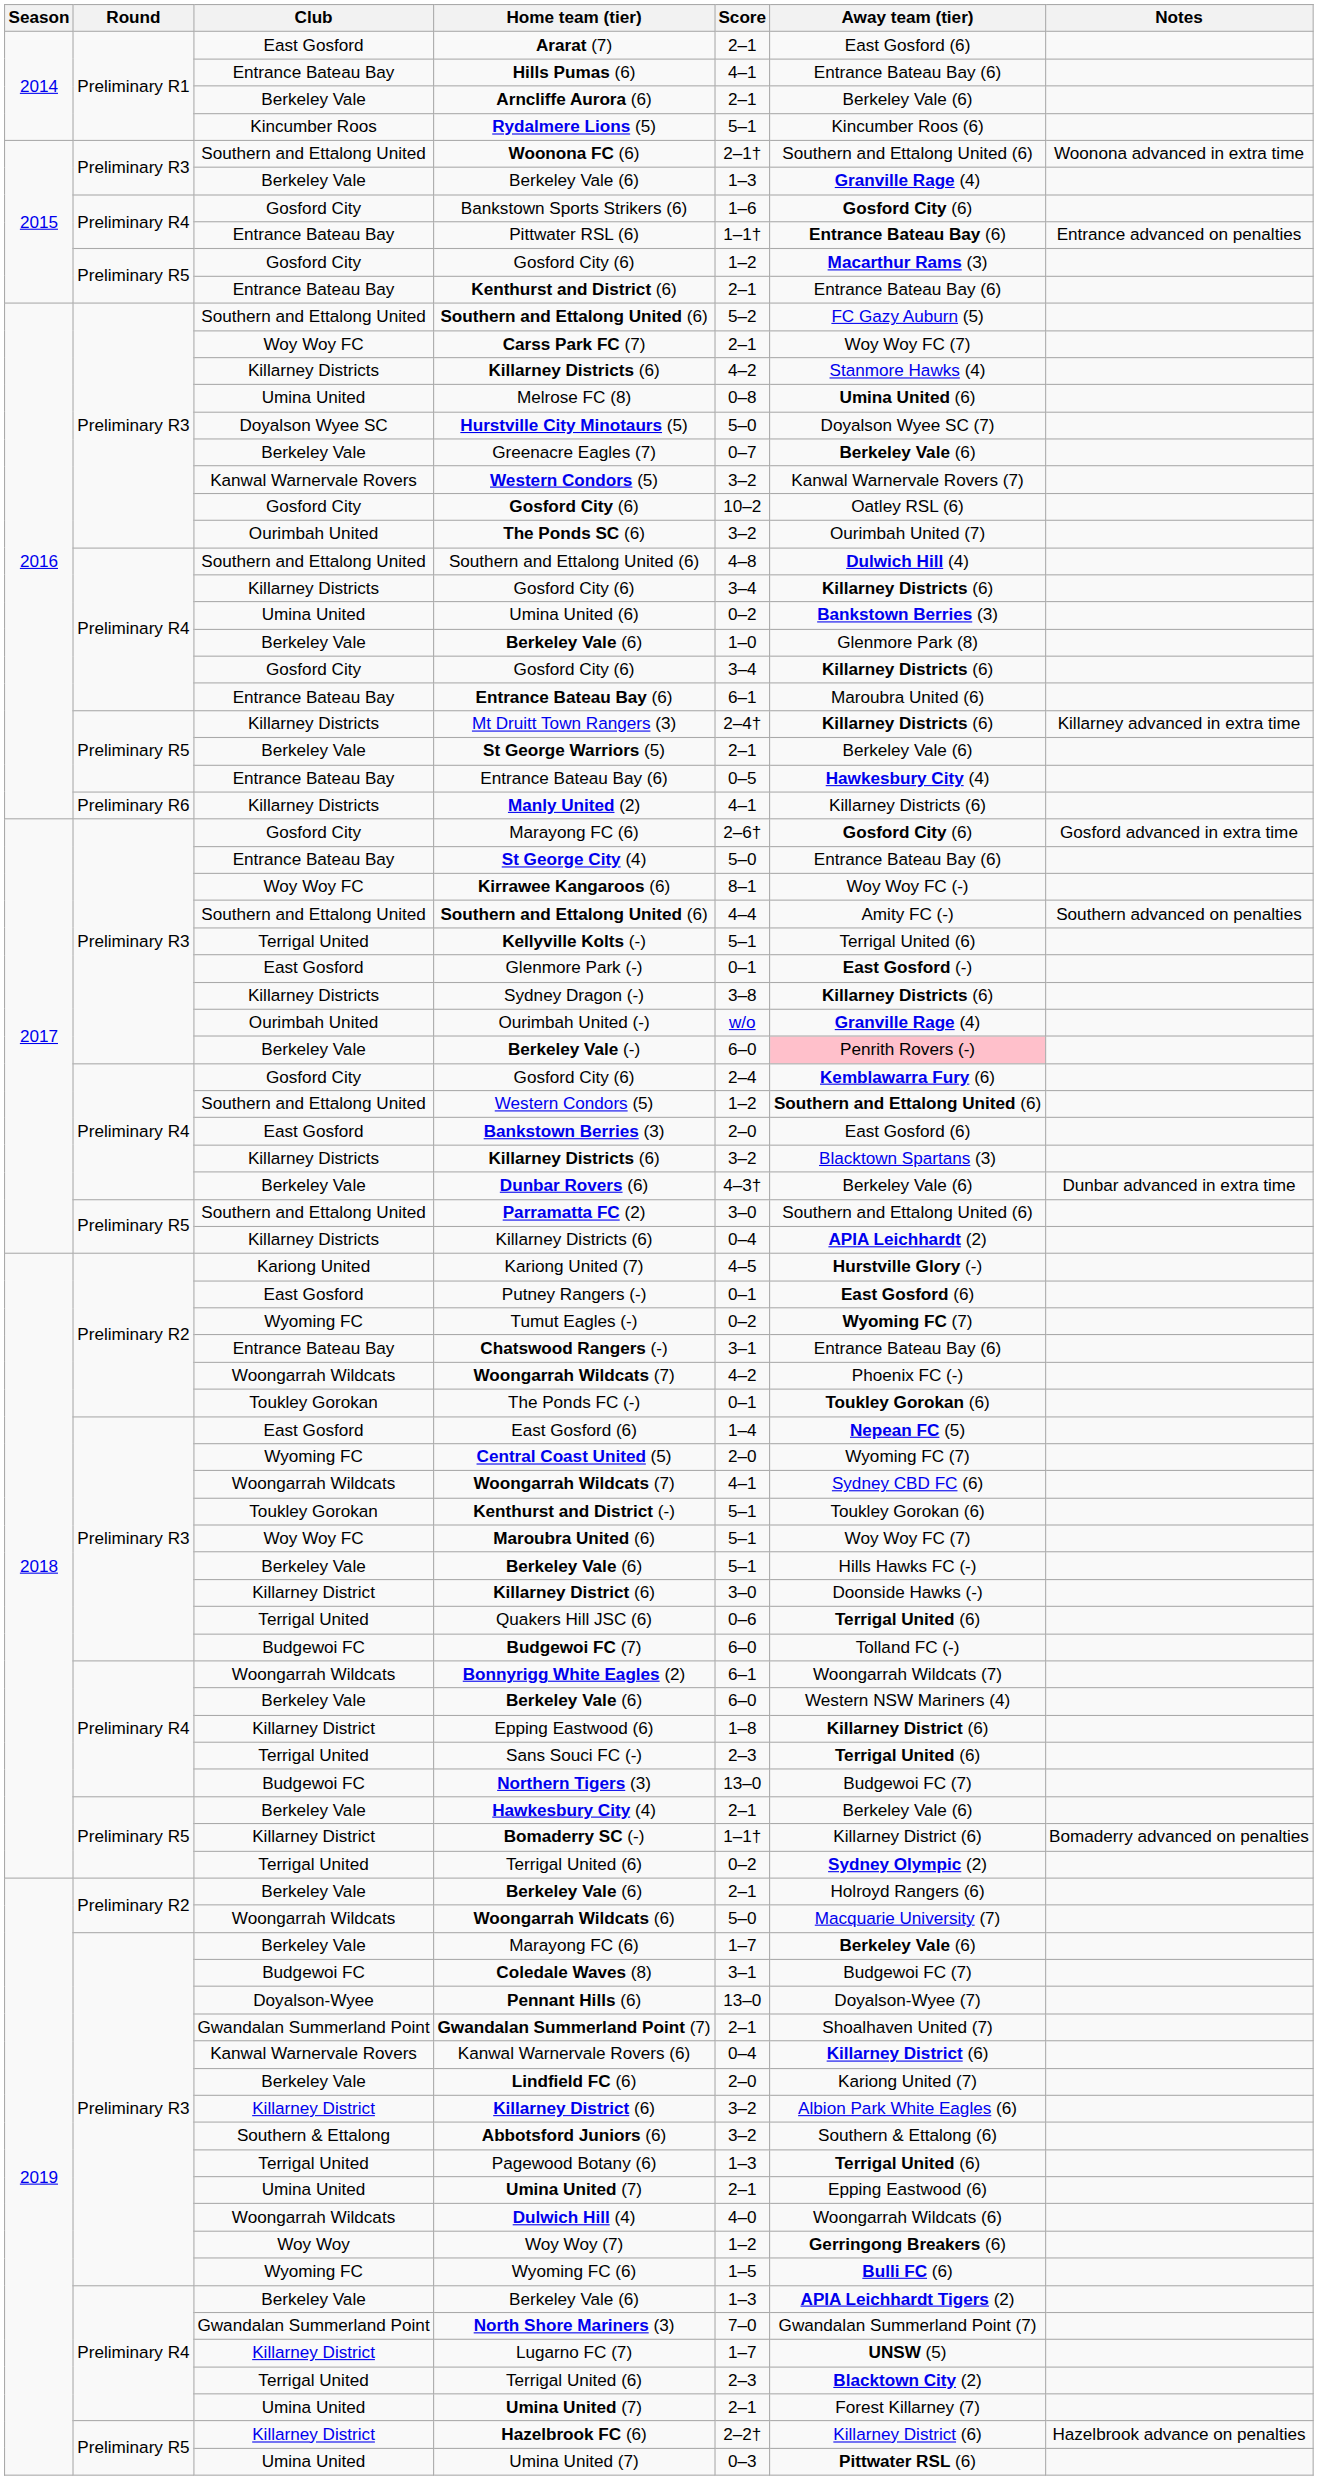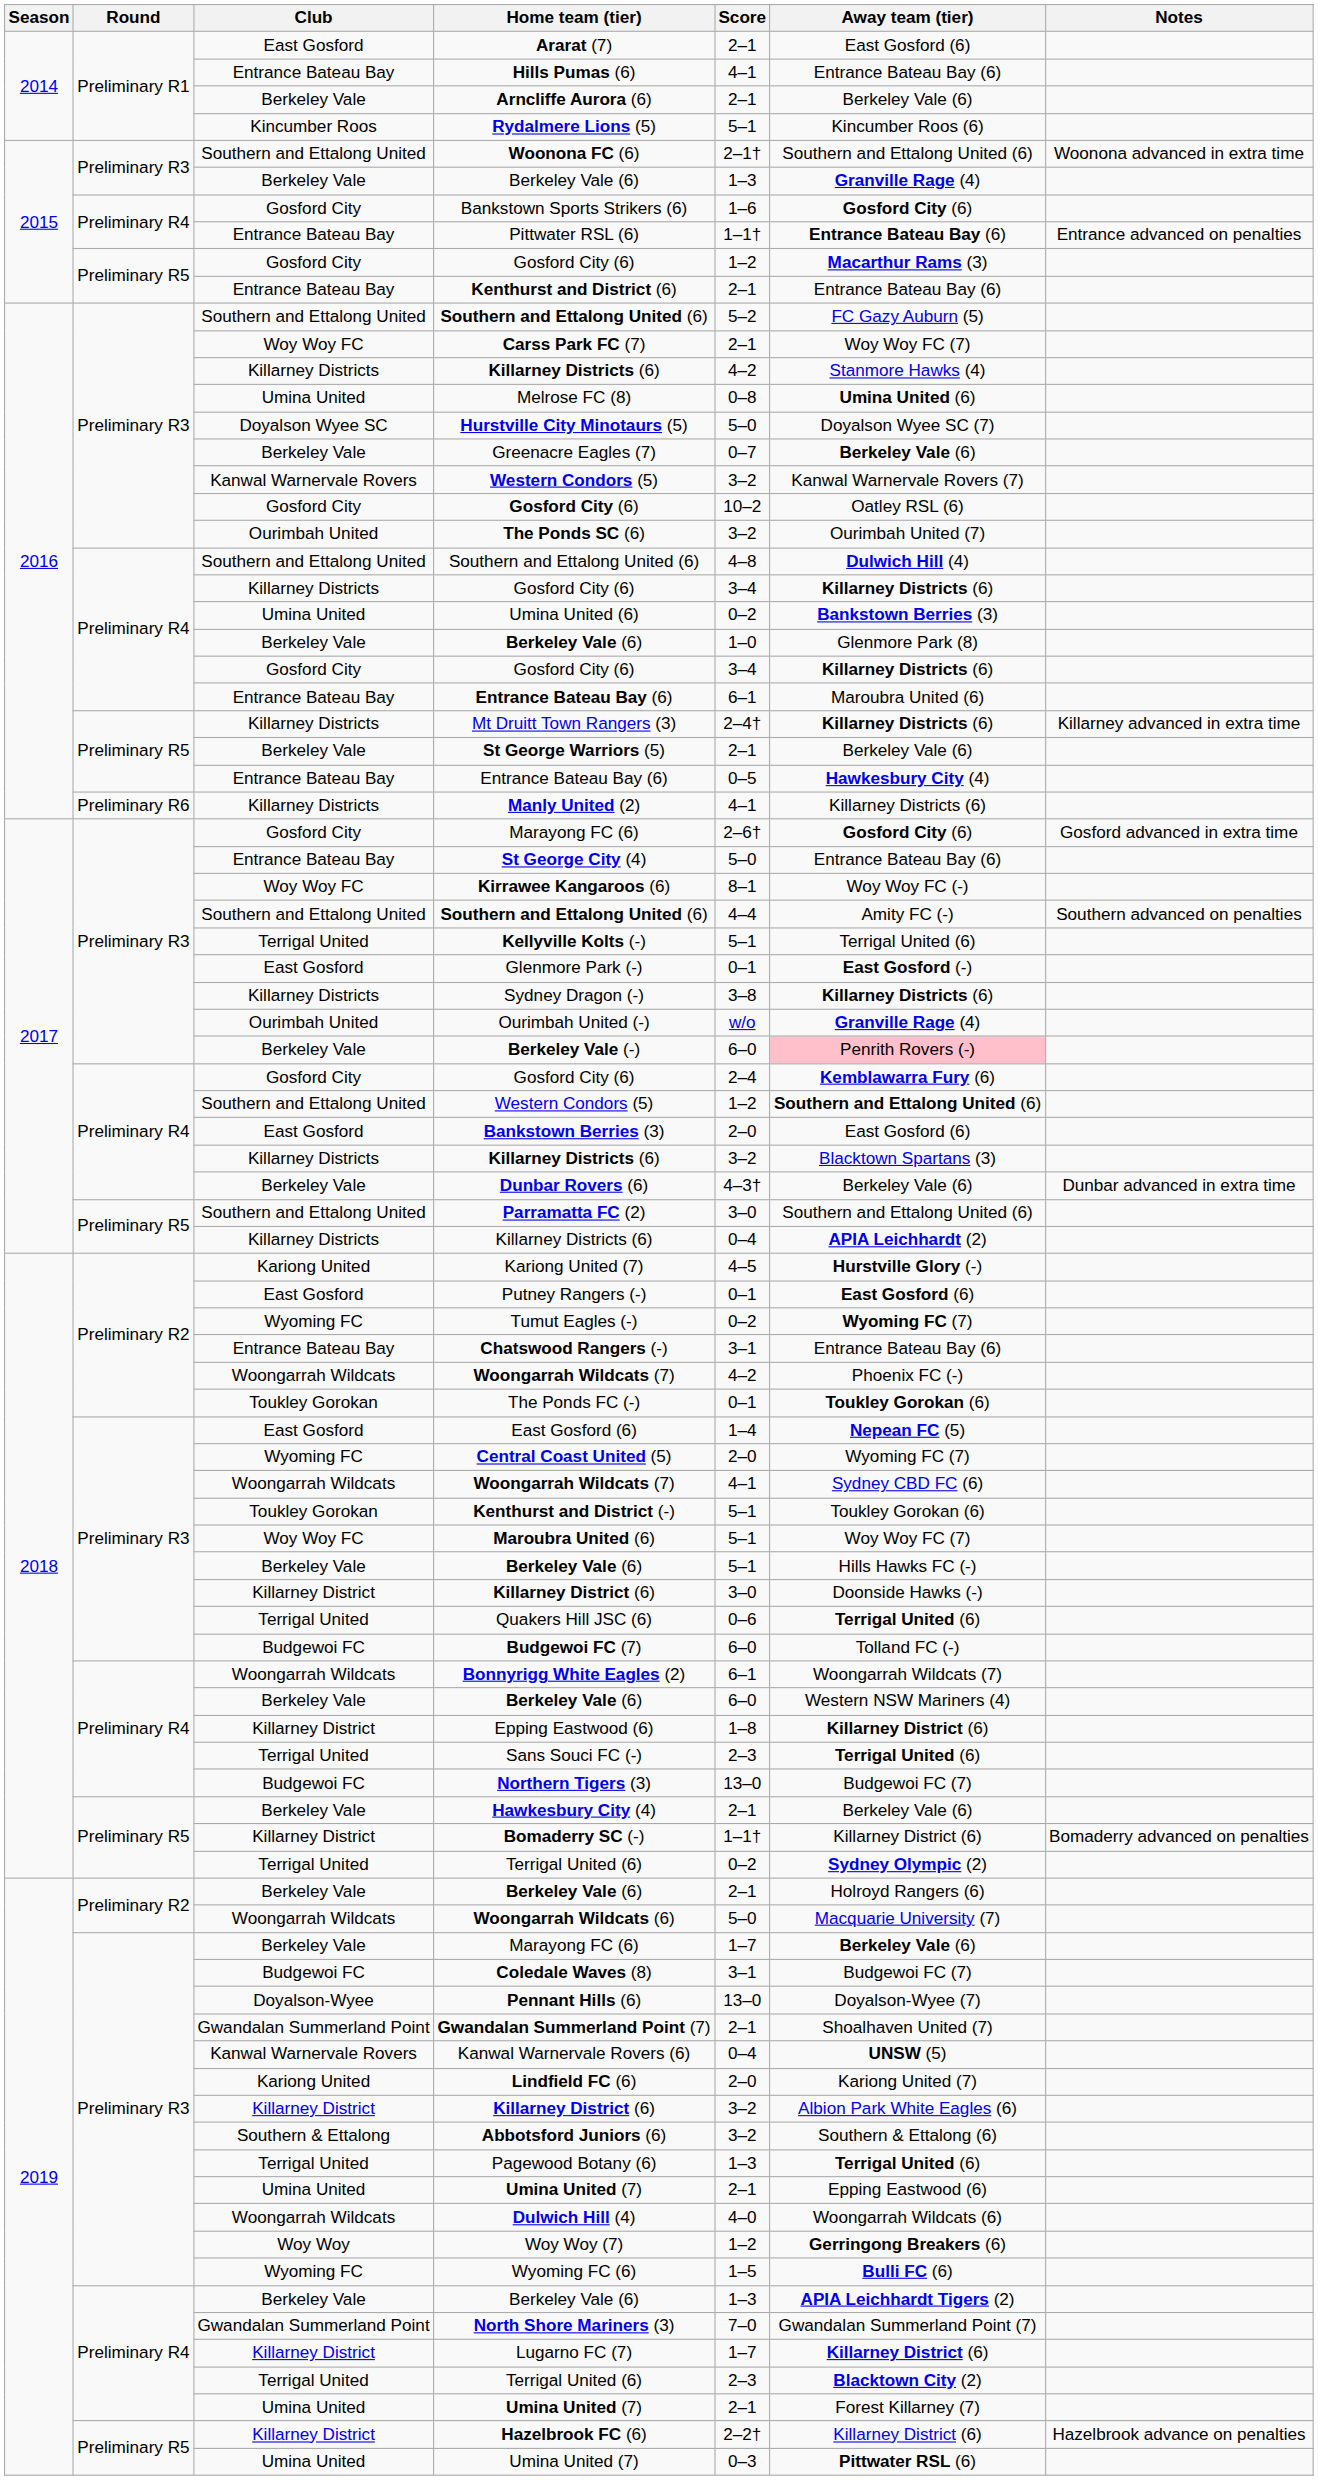(908, 2054) Killarney District (6) -> (908, 2054) UNSW (5)
(314, 2081) Berkeley Vale -> (314, 2081) Kariong United
(908, 2353) UNSW (5) -> (908, 2353) Killarney District (6)
